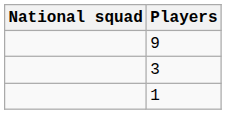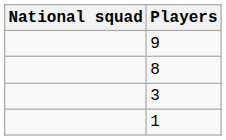+ row: (155, 70)
